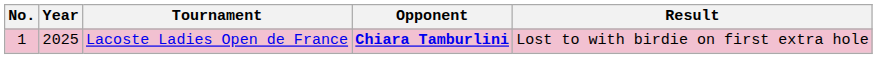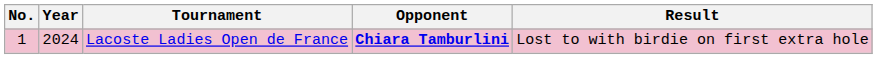(61, 41) 2025 -> (61, 41) 2024
